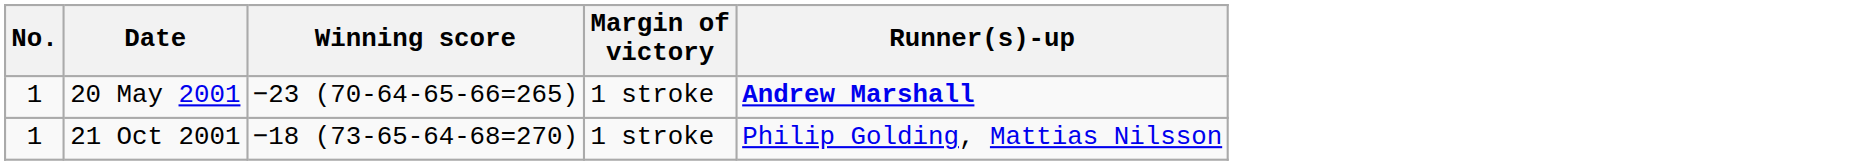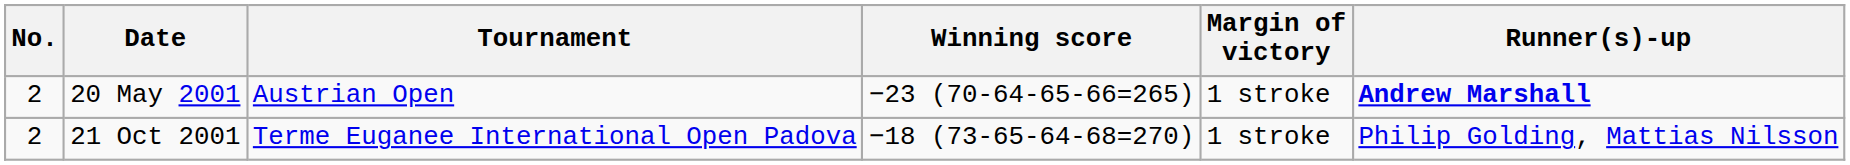+ column: (555, 41)
(34, 97) 1 -> (34, 97) 2
(34, 139) 1 -> (34, 139) 2
